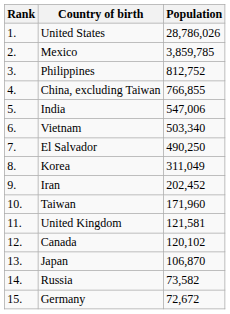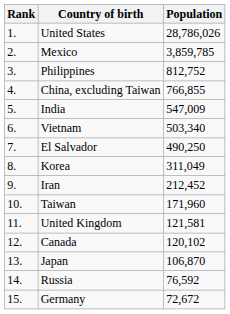(186, 109) 547,006 -> (186, 109) 547,009
(186, 185) 202,452 -> (186, 185) 212,452
(183, 280) 73,582 -> (183, 280) 76,592
